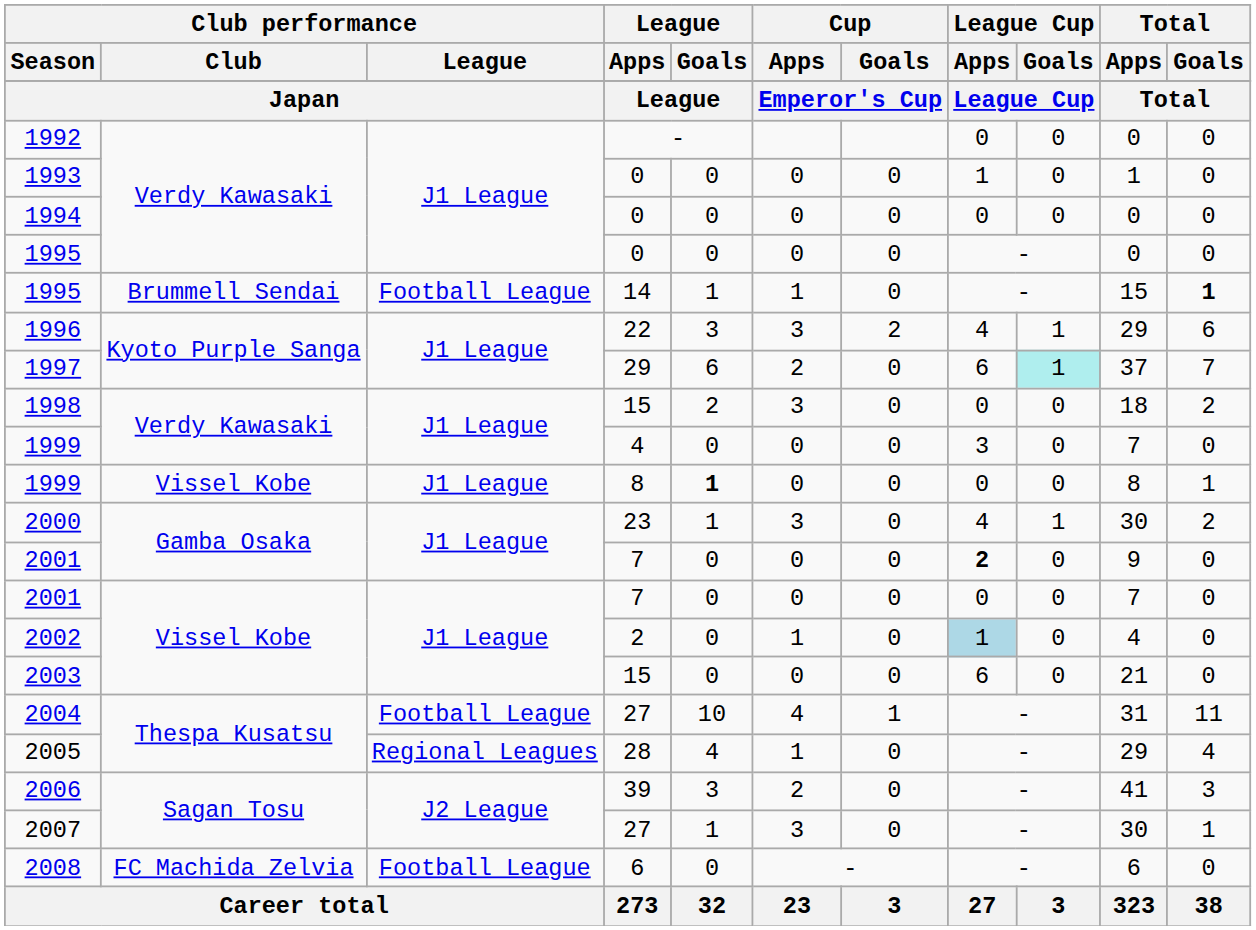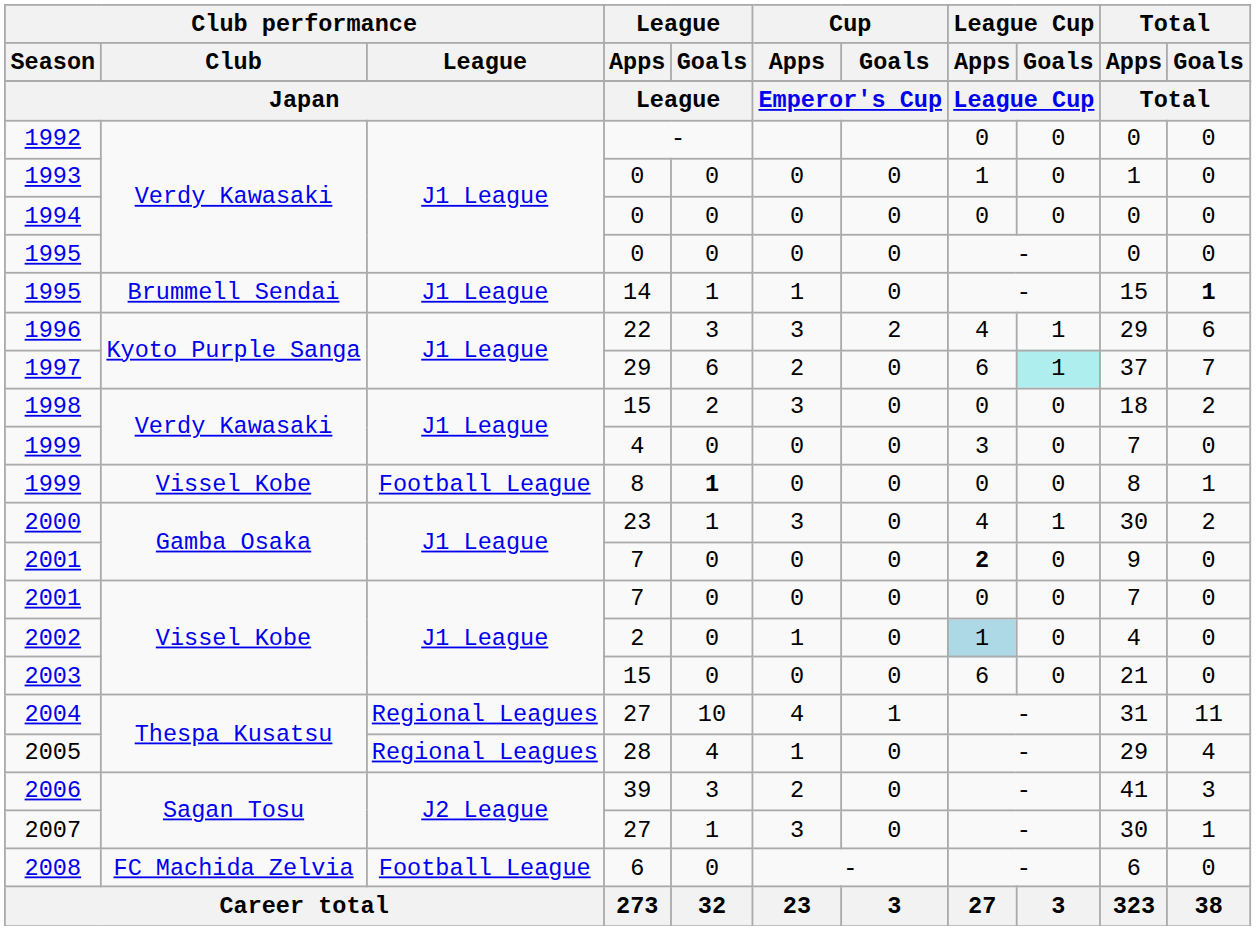(485, 293) Football League -> (485, 293) J1 League
(485, 484) J1 League -> (485, 484) Football League
(485, 714) Football League -> (485, 714) Regional Leagues
